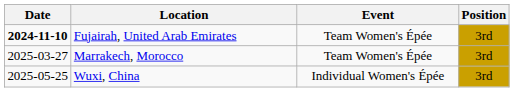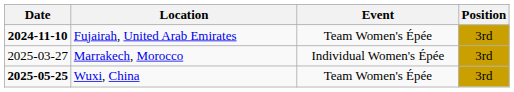(378, 55) Team Women's Épée -> (378, 55) Individual Women's Épée
(38, 76) normal -> (38, 76) bold
(378, 76) Individual Women's Épée -> (378, 76) Team Women's Épée
